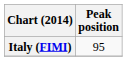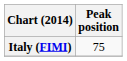(99, 46) 95 -> (99, 46) 75
